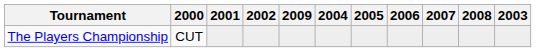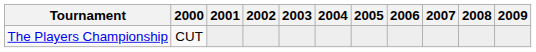columns swapped: (513, 15) <-> (297, 15)
